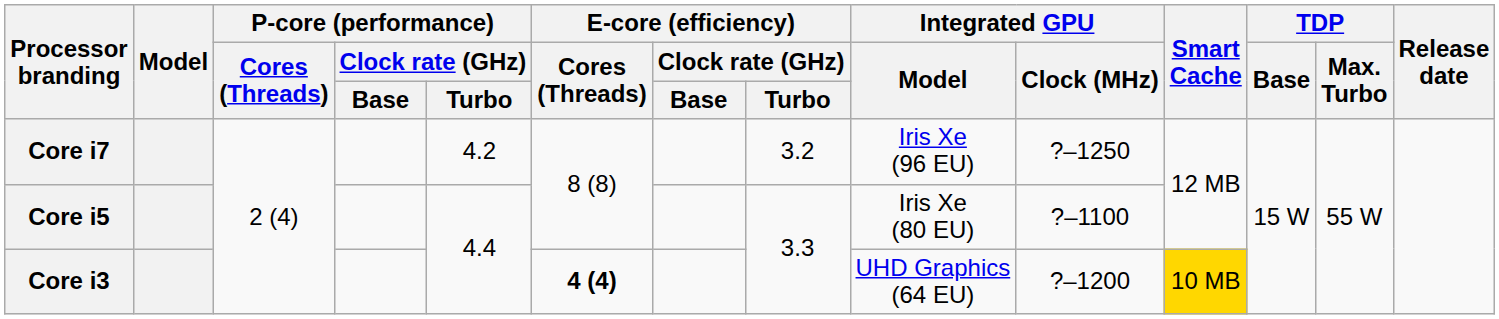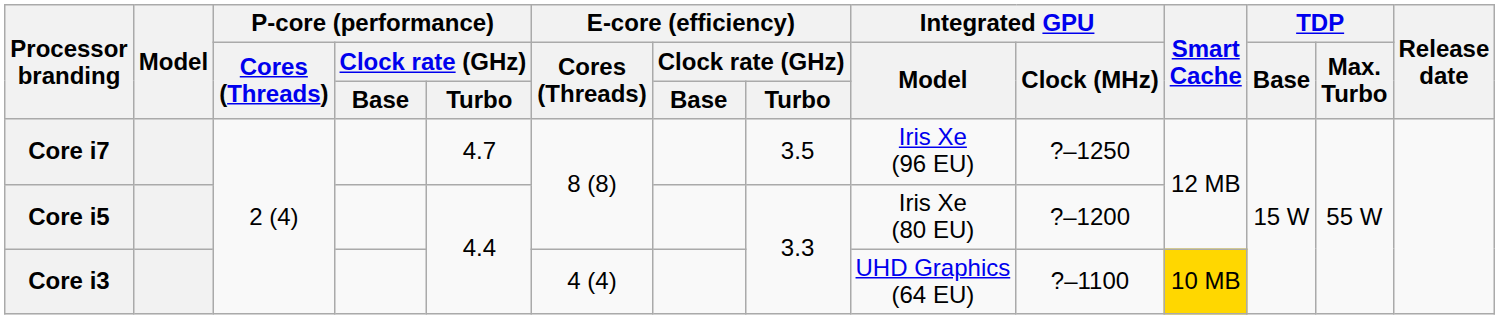(479, 151) 4.2 -> (479, 151) 4.7
(798, 151) 3.2 -> (798, 151) 3.5
(1090, 216) ?–1100 -> (1090, 216) ?–1200
(592, 281) bold -> (592, 281) normal
(1090, 281) ?–1200 -> (1090, 281) ?–1100
